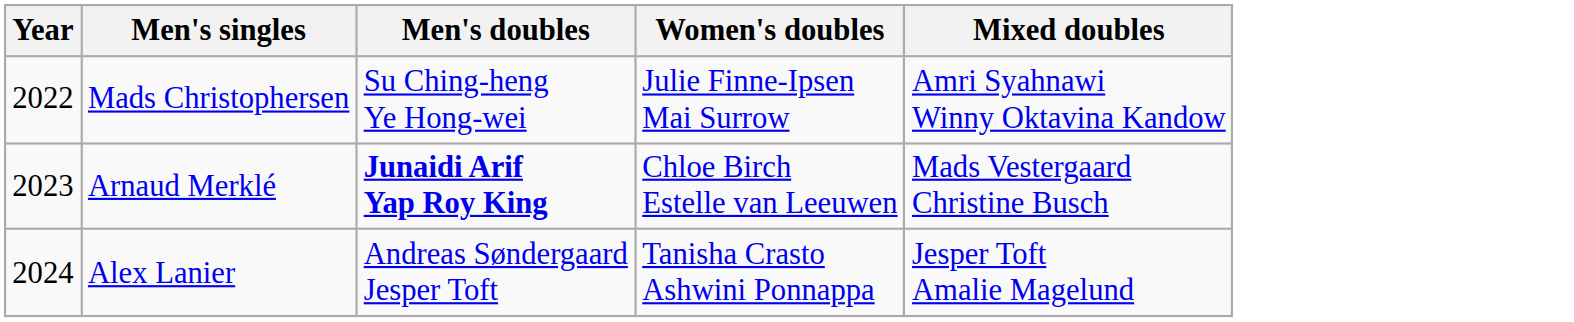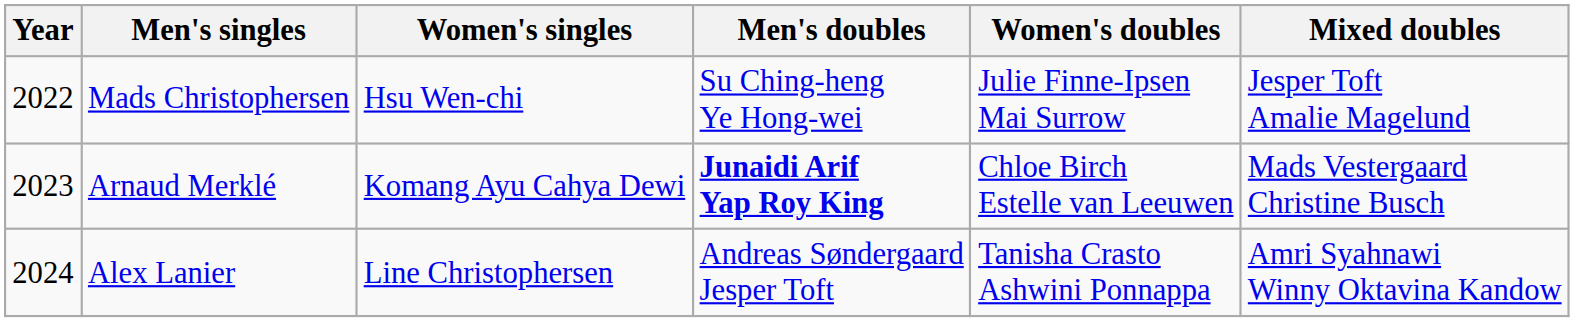+ column: (524, 30)
(1069, 98) Amri Syahnawi Winny Oktavina Kandow -> (1359, 98) Jesper Toft Amalie Magelund
(1023, 272) Jesper Toft Amalie Magelund -> (1405, 272) Amri Syahnawi Winny Oktavina Kandow
